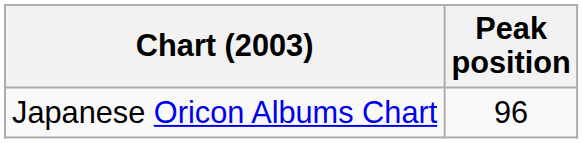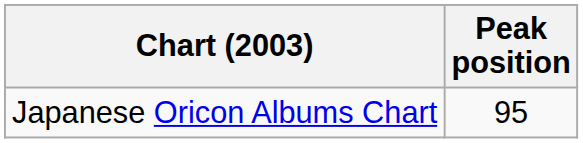(511, 112) 96 -> (511, 112) 95
